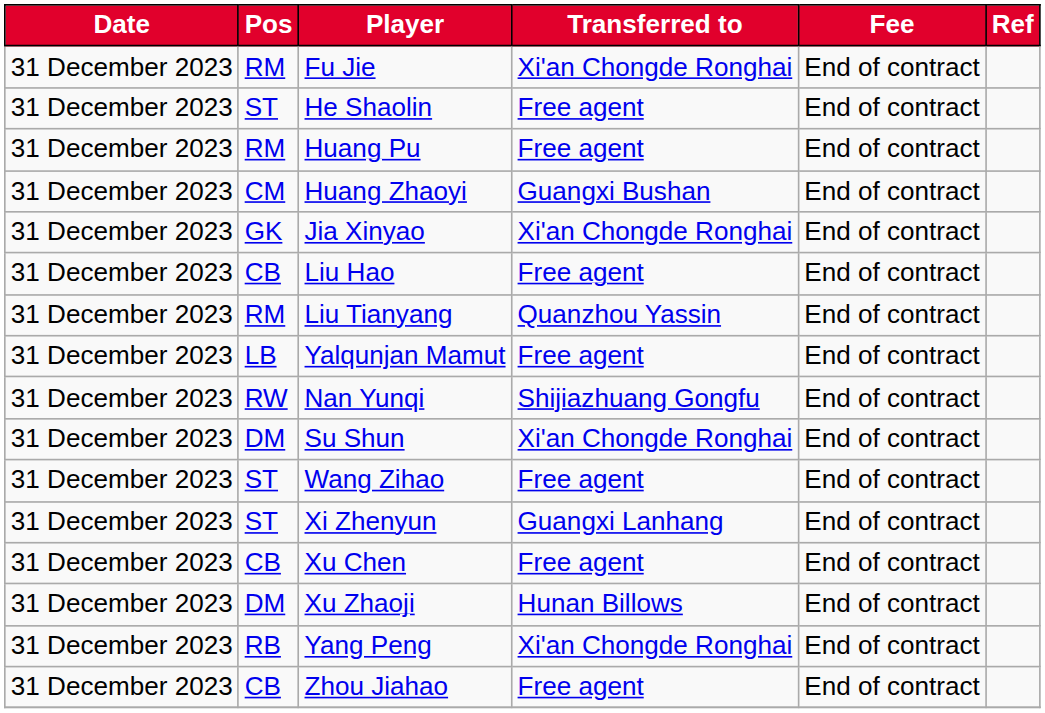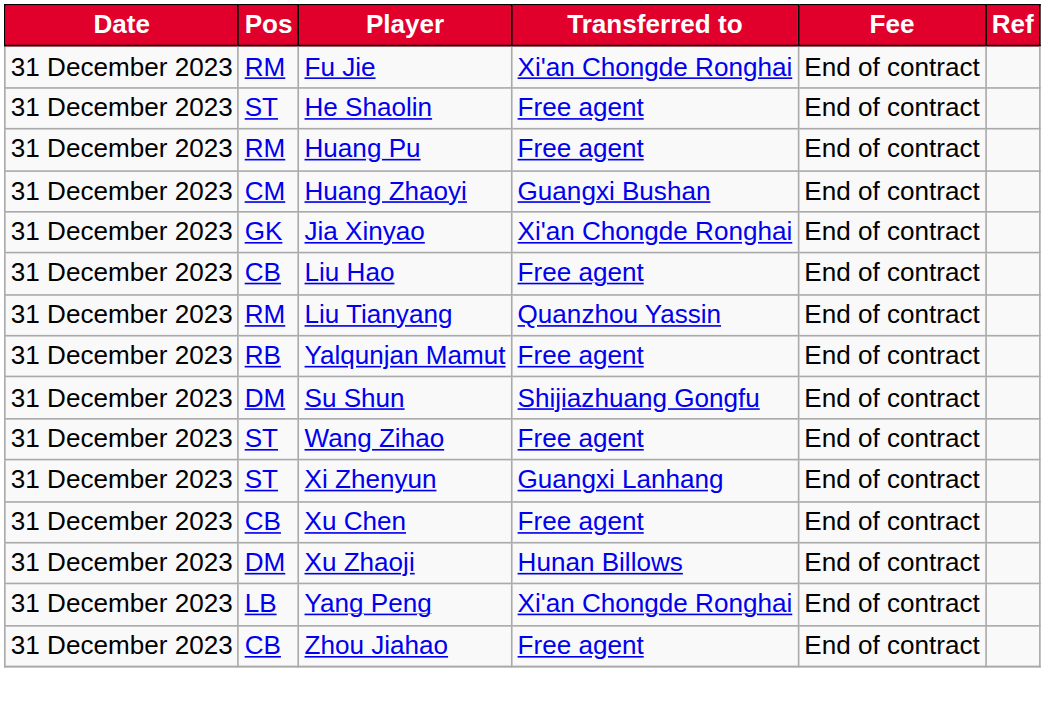(261, 356) LB -> (263, 356) RB
- row: (364, 397)
(655, 438) Xi'an Chongde Ronghai -> (639, 397) Shijiazhuang Gongfu
(263, 645) RB -> (261, 604) LB
